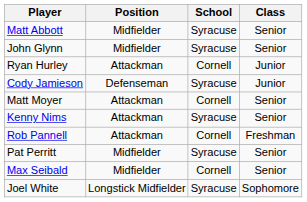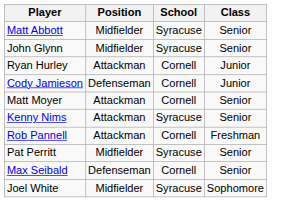(214, 83) Syracuse -> (179, 83) Cornell
(137, 170) Midfielder -> (119, 170) Defenseman
(137, 188) Longstick Midfielder -> (119, 188) Midfielder
